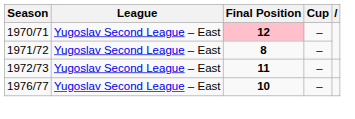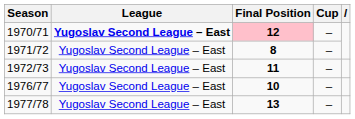(137, 31) normal -> (142, 31) bold
+ row: (28, 104)
